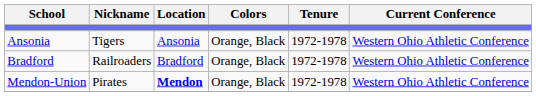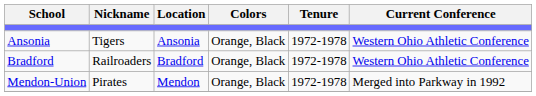(180, 81) bold -> (178, 81) normal
(441, 81) Western Ohio Athletic Conference -> (429, 81) Merged into Parkway in 1992
